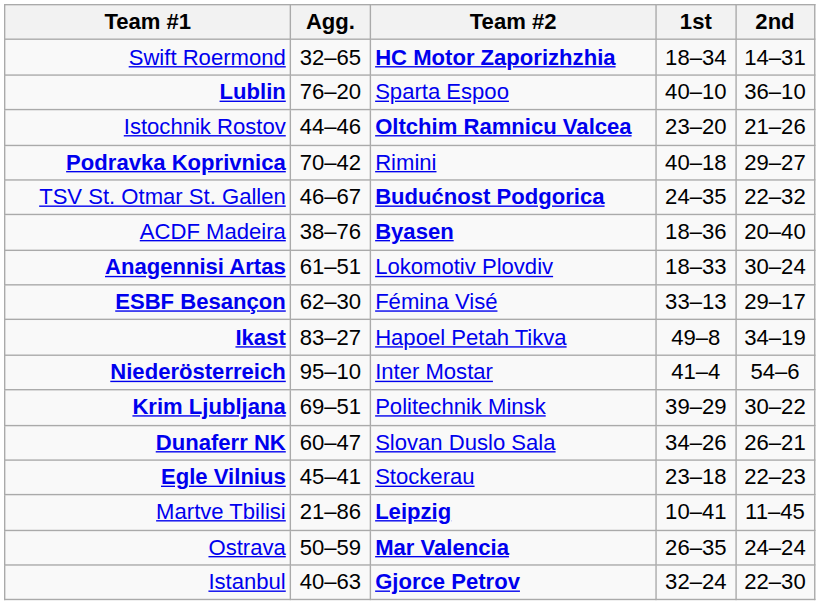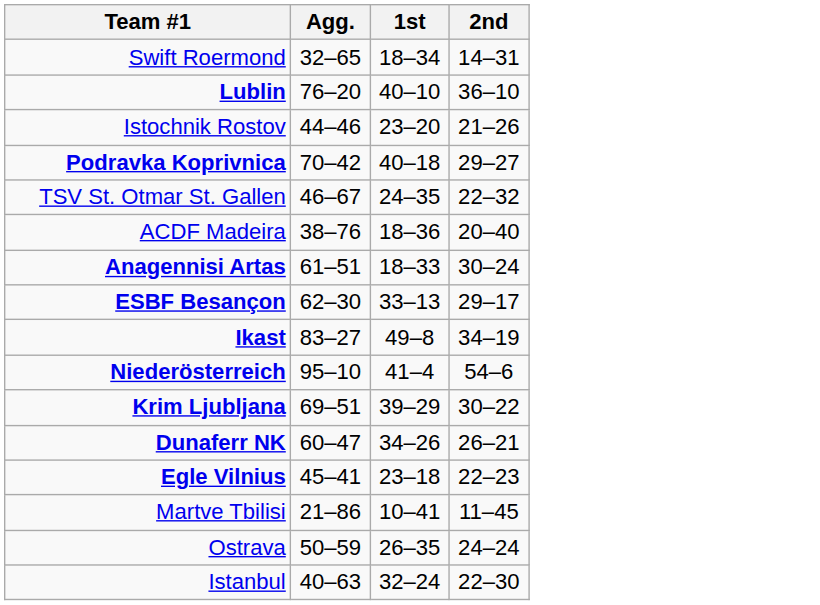- column: (513, 22)
